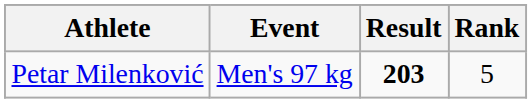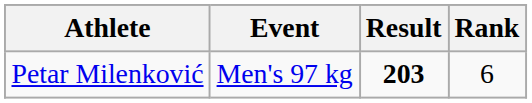(487, 73) 5 -> (487, 73) 6
